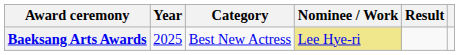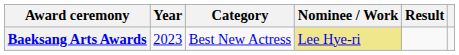(168, 38) 2025 -> (168, 38) 2023
